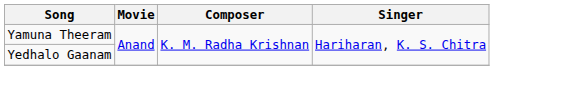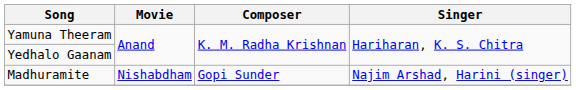+ row: (48, 75)
